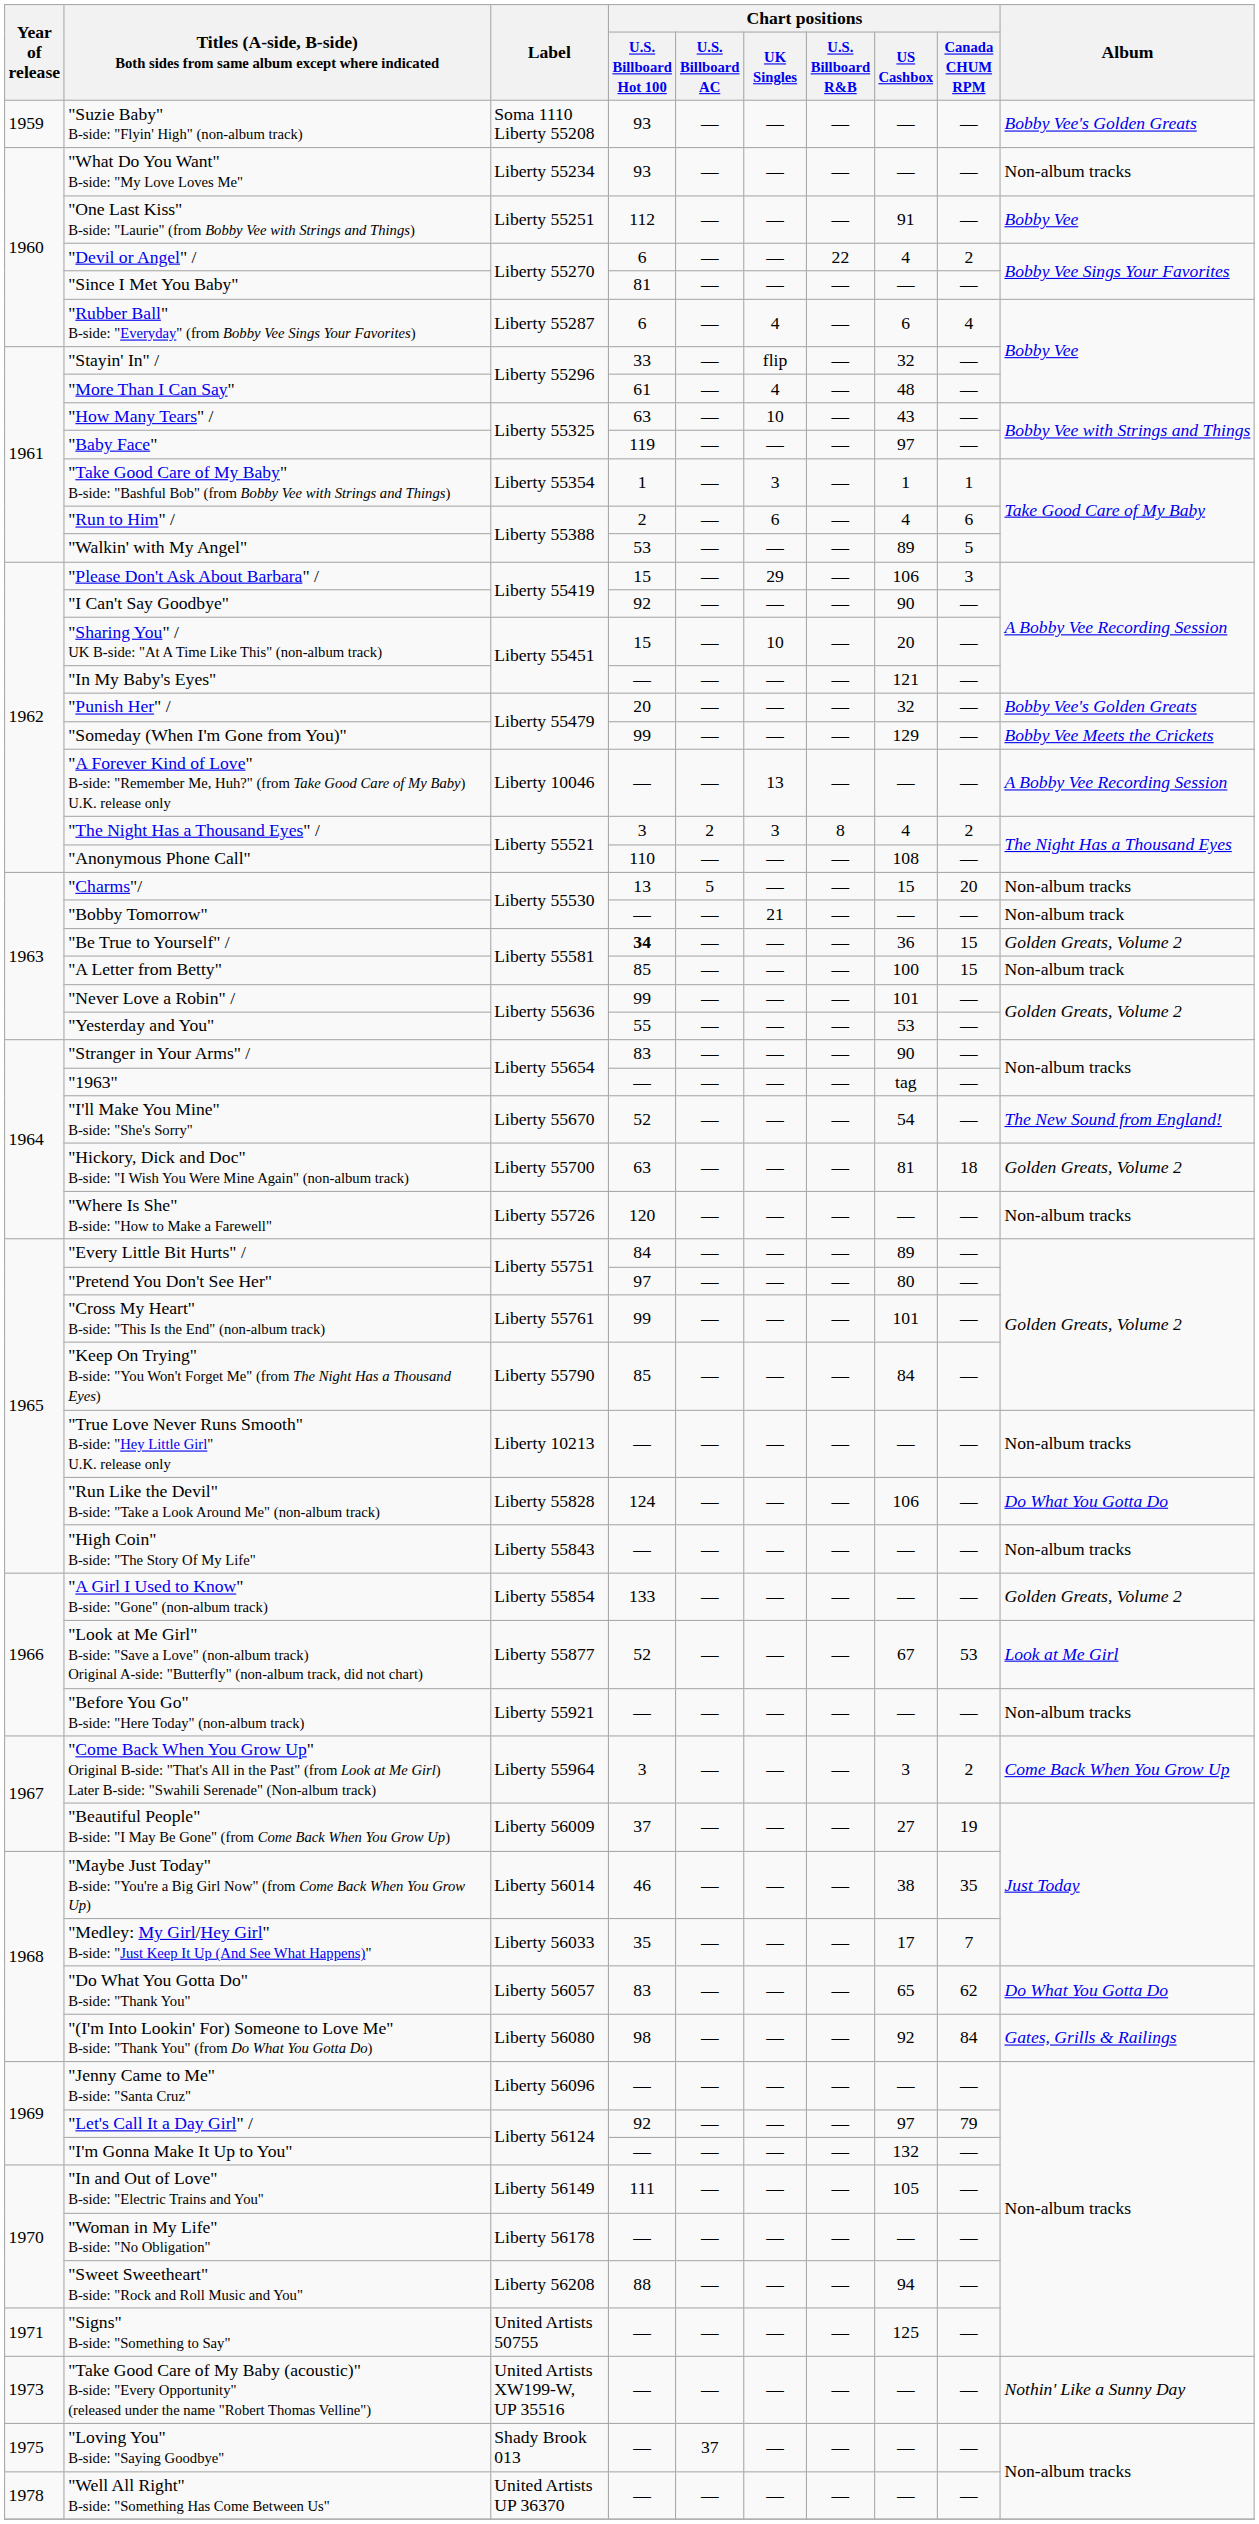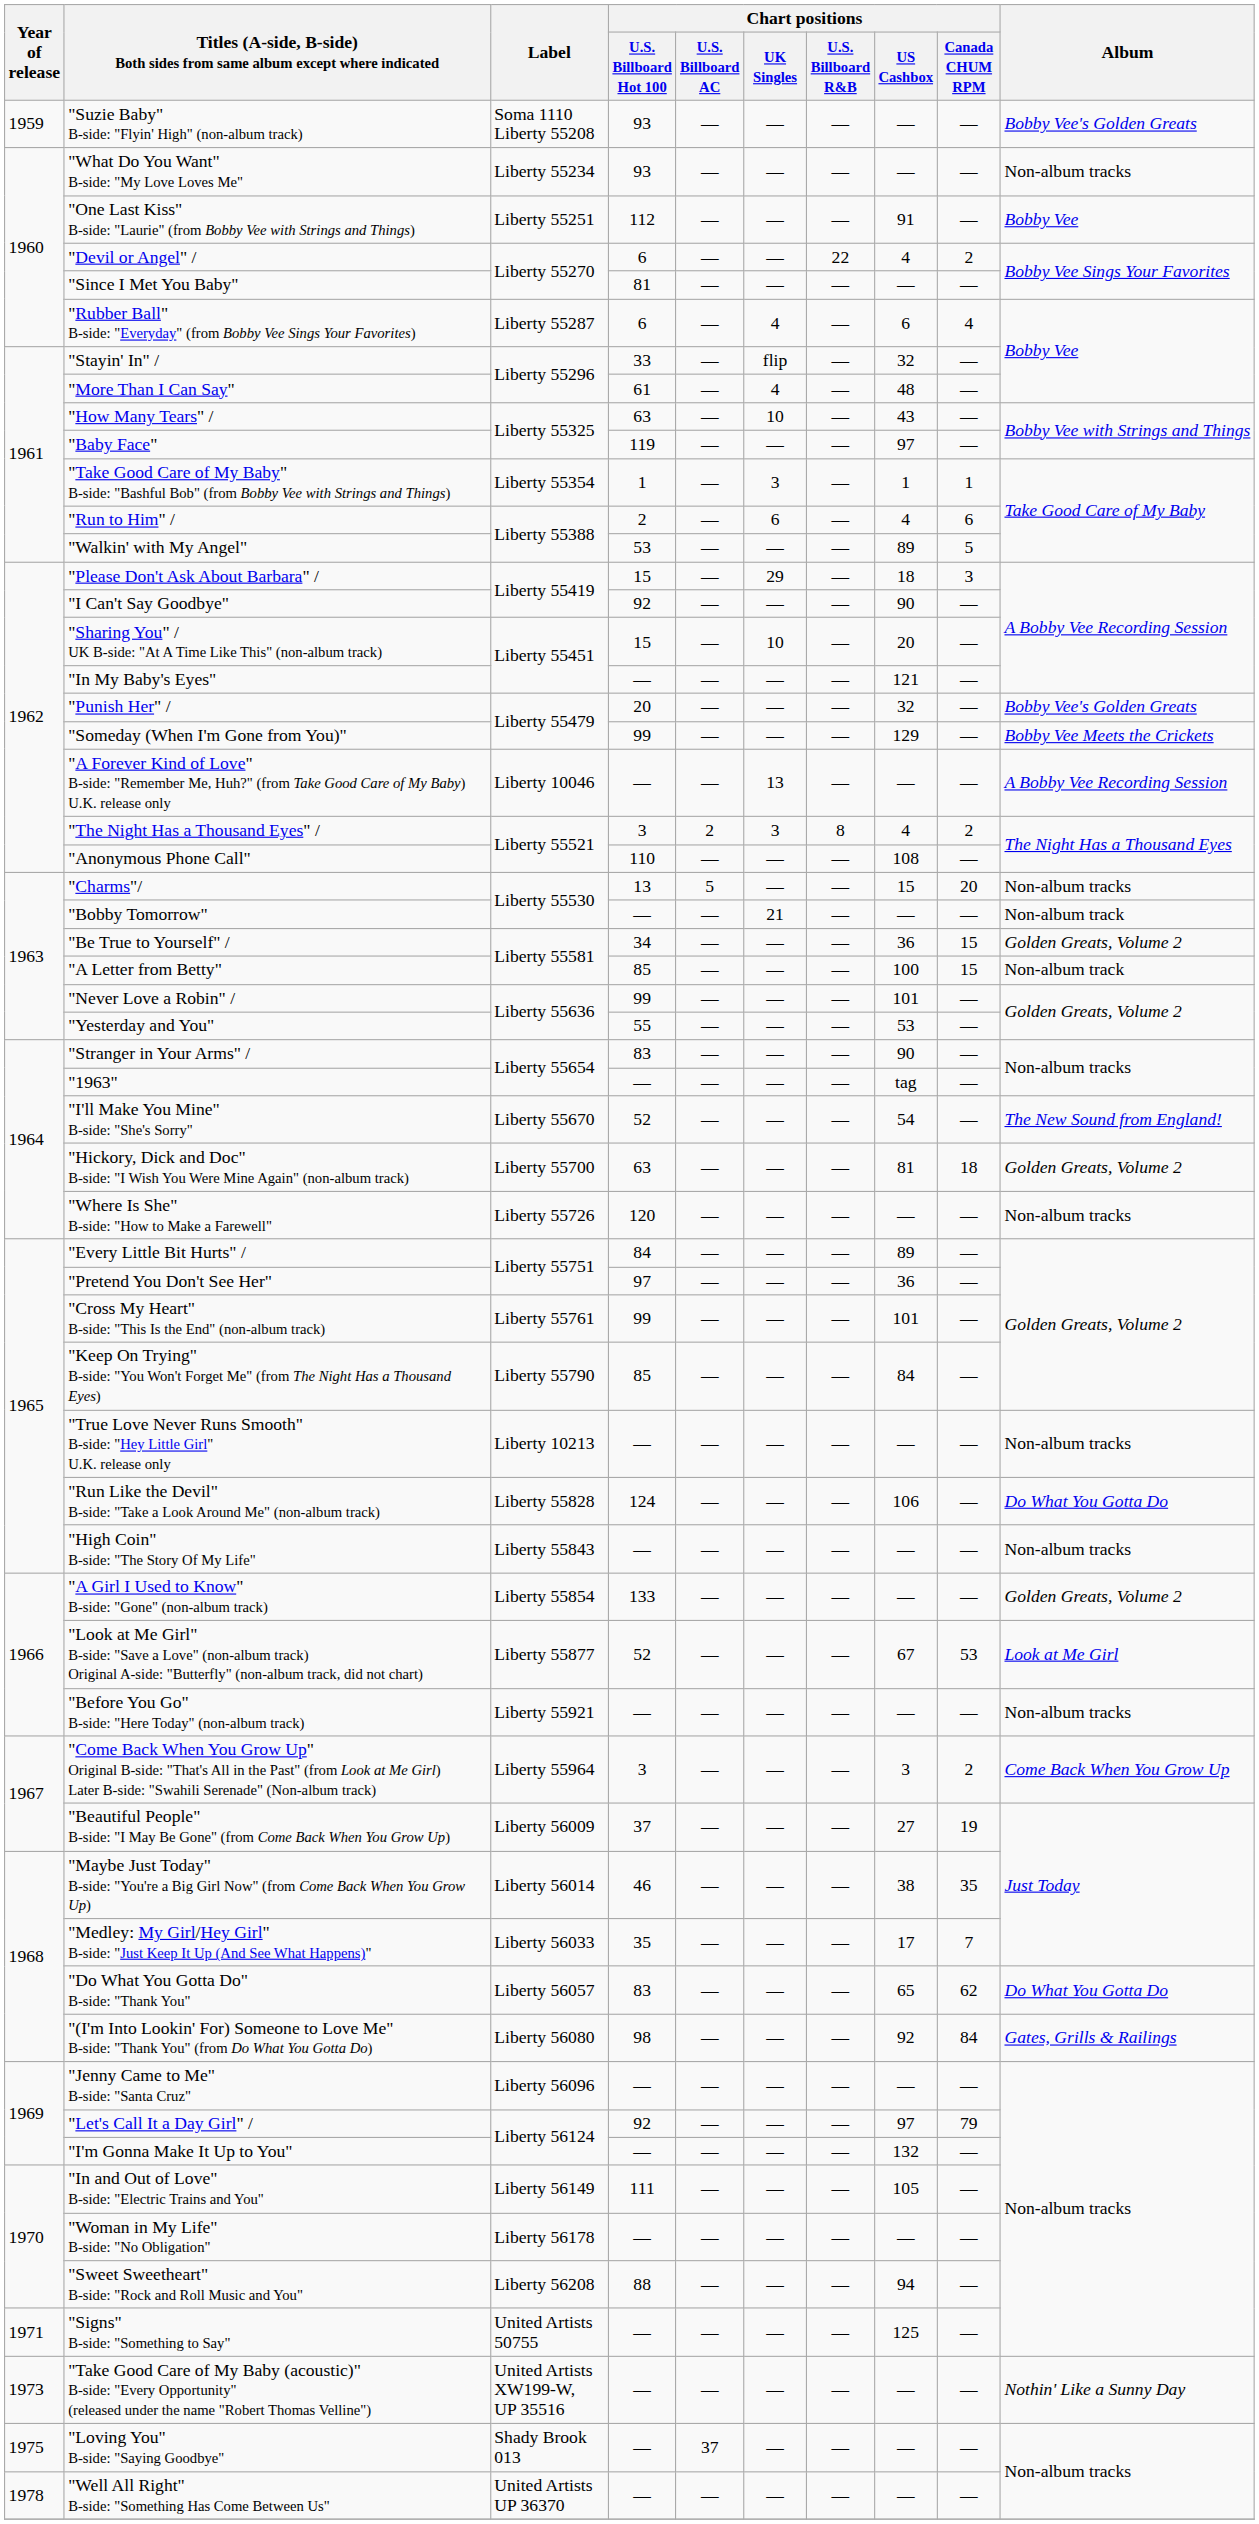(906, 575) 106 -> (906, 575) 18
(642, 942) bold -> (642, 942) normal
(906, 1280) 80 -> (906, 1280) 36
